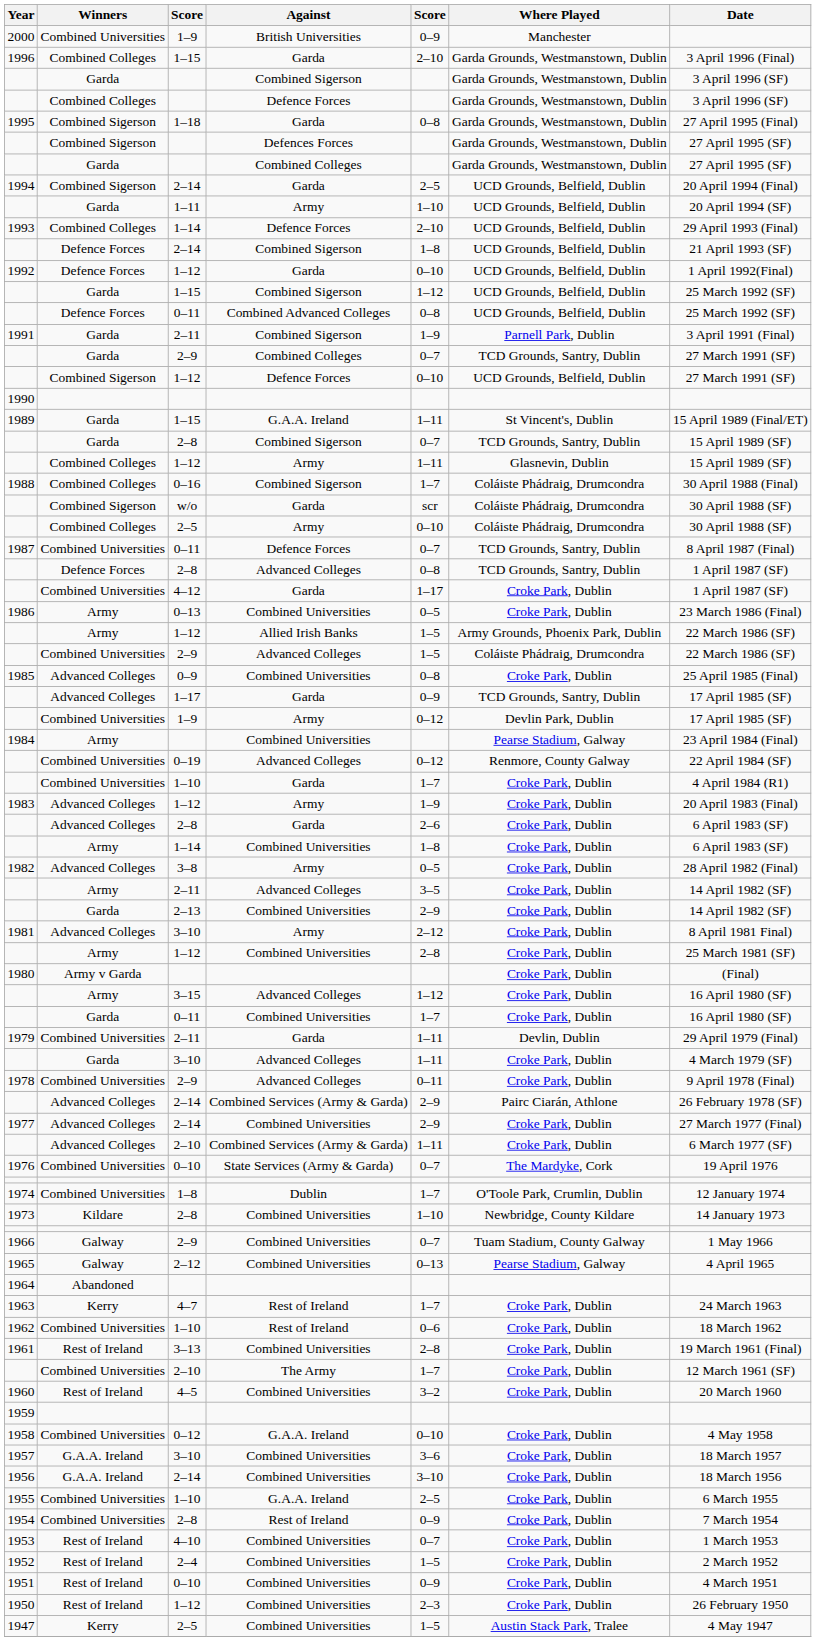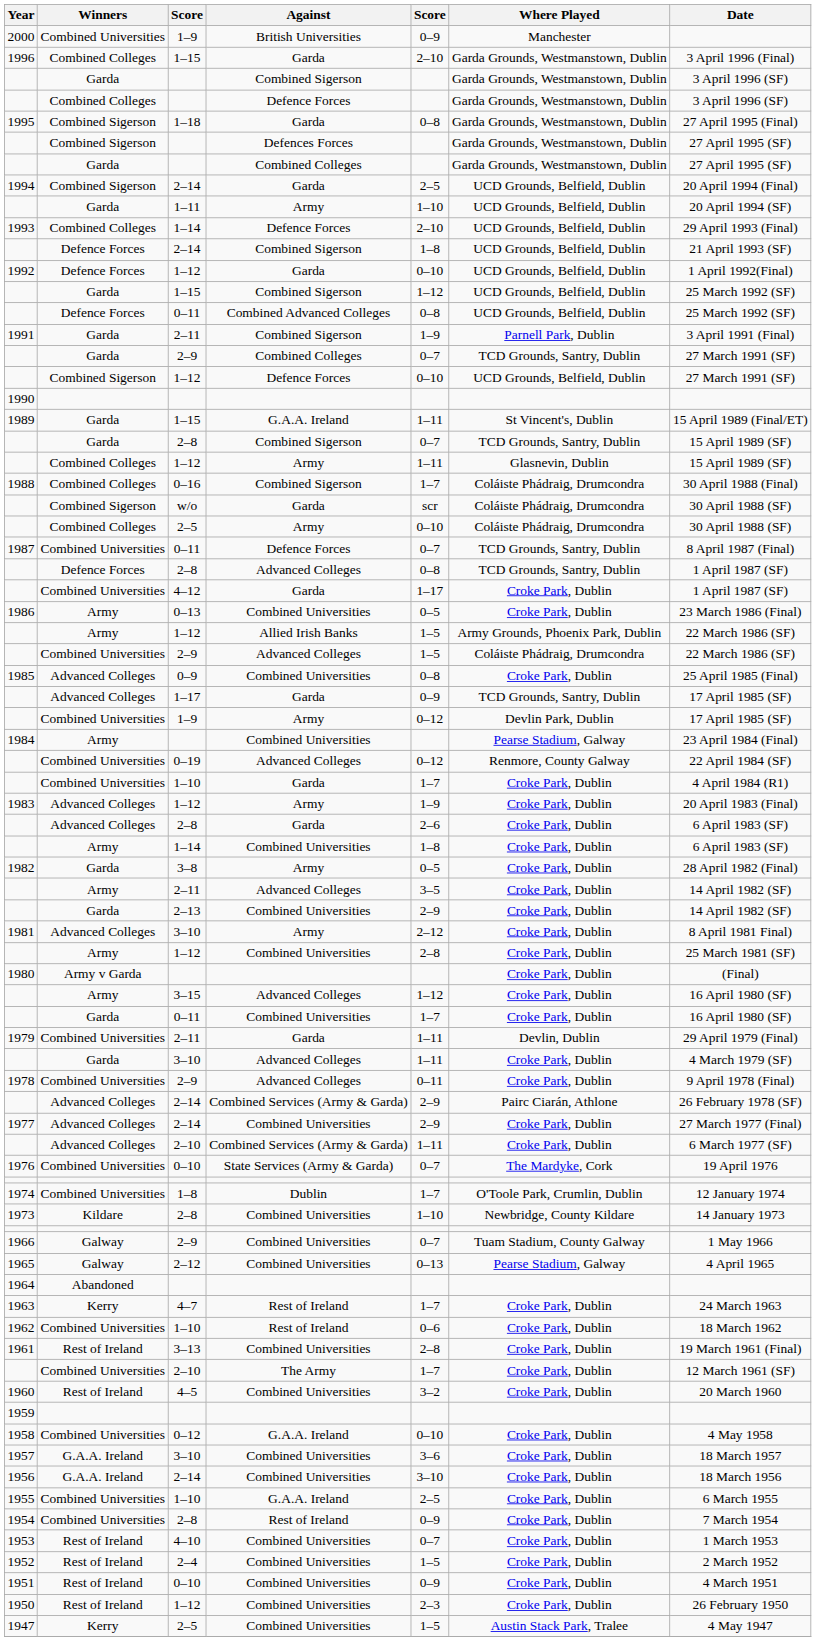(103, 867) Advanced Colleges -> (103, 867) Garda
